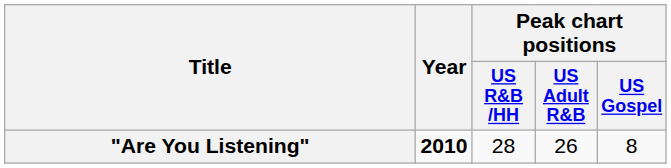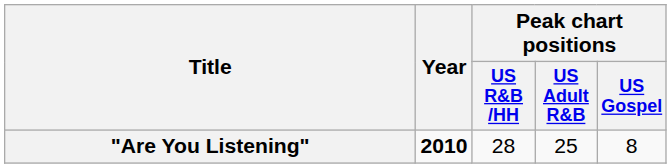(566, 146) 26 -> (566, 146) 25
